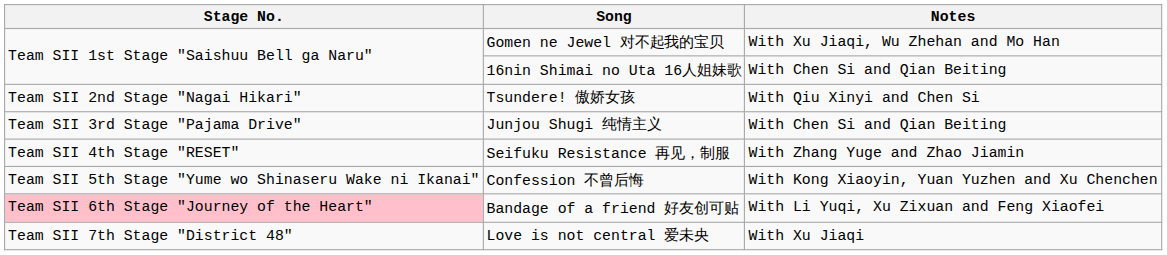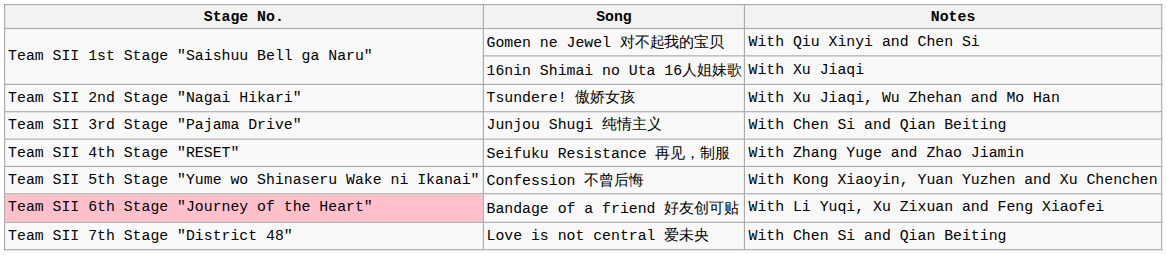(904, 43) With Xu Jiaqi, Wu Zhehan and Mo Han -> (864, 43) With Qiu Xinyi and Chen Si
(877, 70) With Chen Si and Qian Beiting -> (806, 70) With Xu Jiaqi
(864, 98) With Qiu Xinyi and Chen Si -> (904, 98) With Xu Jiaqi, Wu Zhehan and Mo Han
(806, 236) With Xu Jiaqi -> (877, 236) With Chen Si and Qian Beiting
